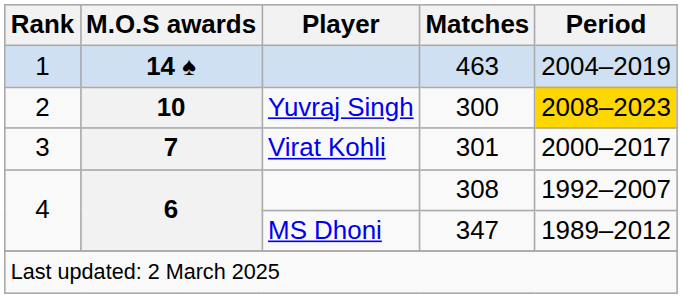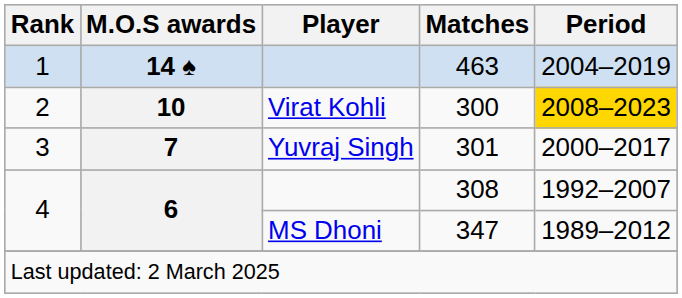(341, 107) Yuvraj Singh -> (327, 107) Virat Kohli
(327, 148) Virat Kohli -> (341, 148) Yuvraj Singh
